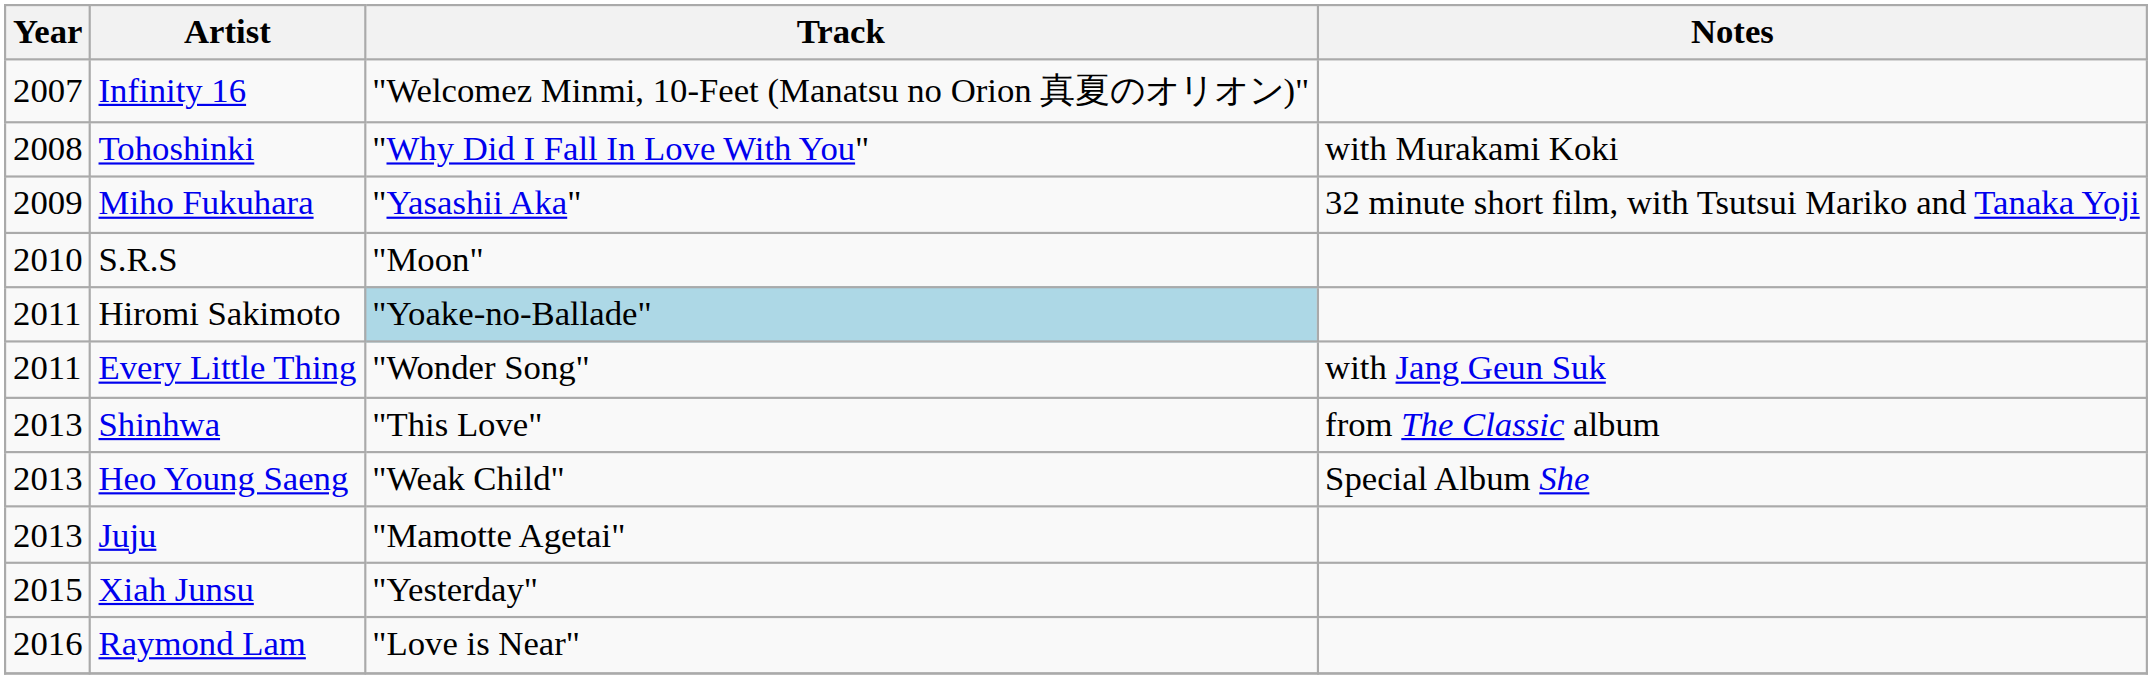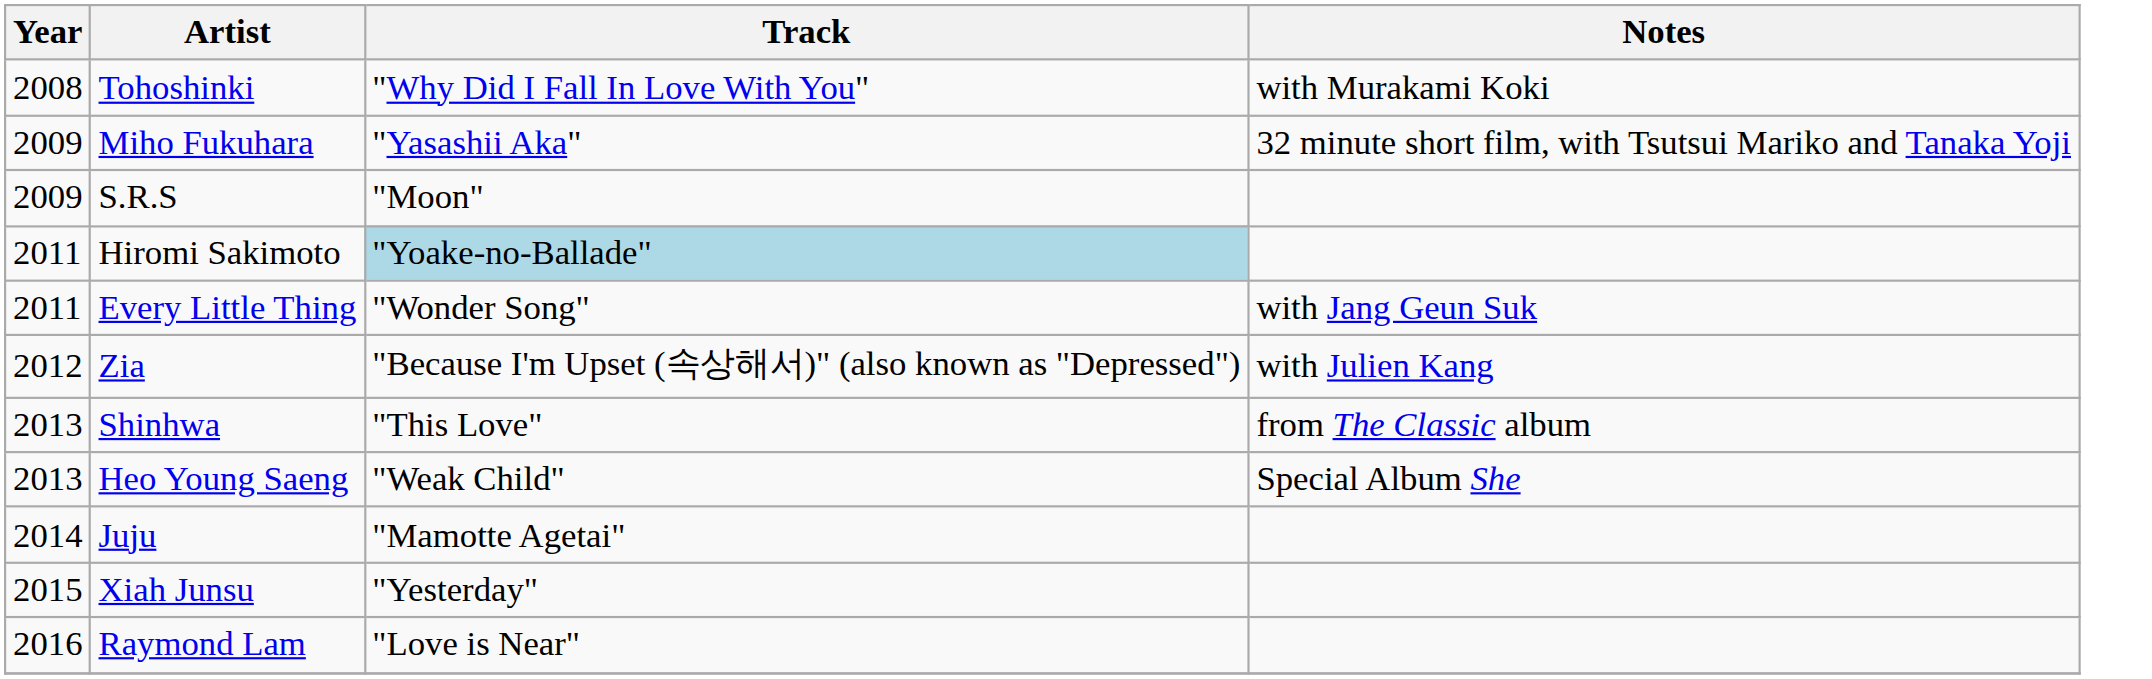- row: (172, 90)
(48, 258) 2010 -> (48, 197) 2009
+ row: (122, 365)
(48, 534) 2013 -> (48, 534) 2014
